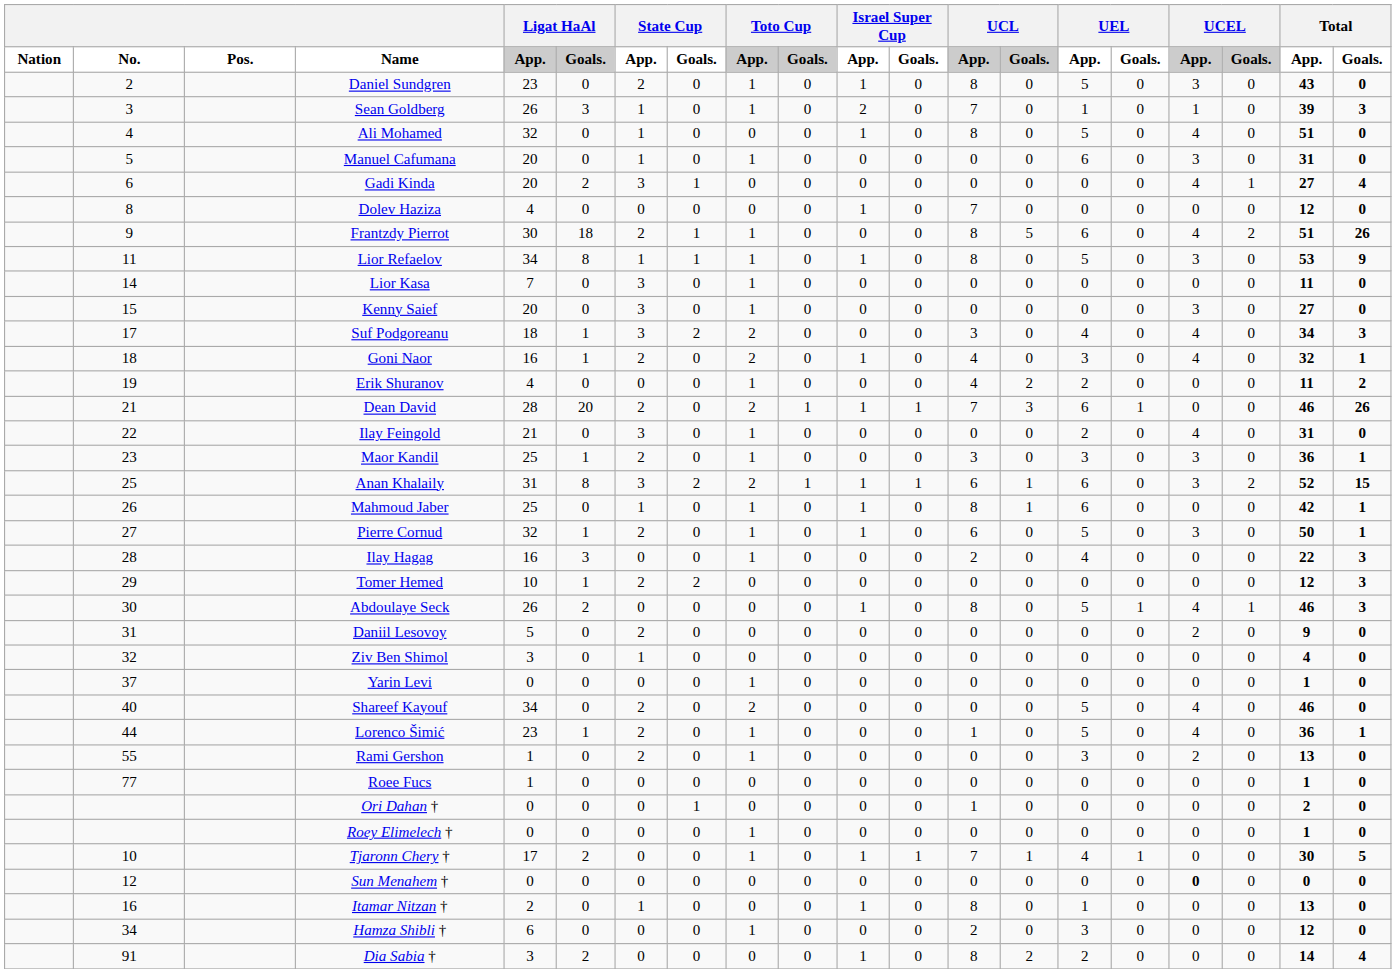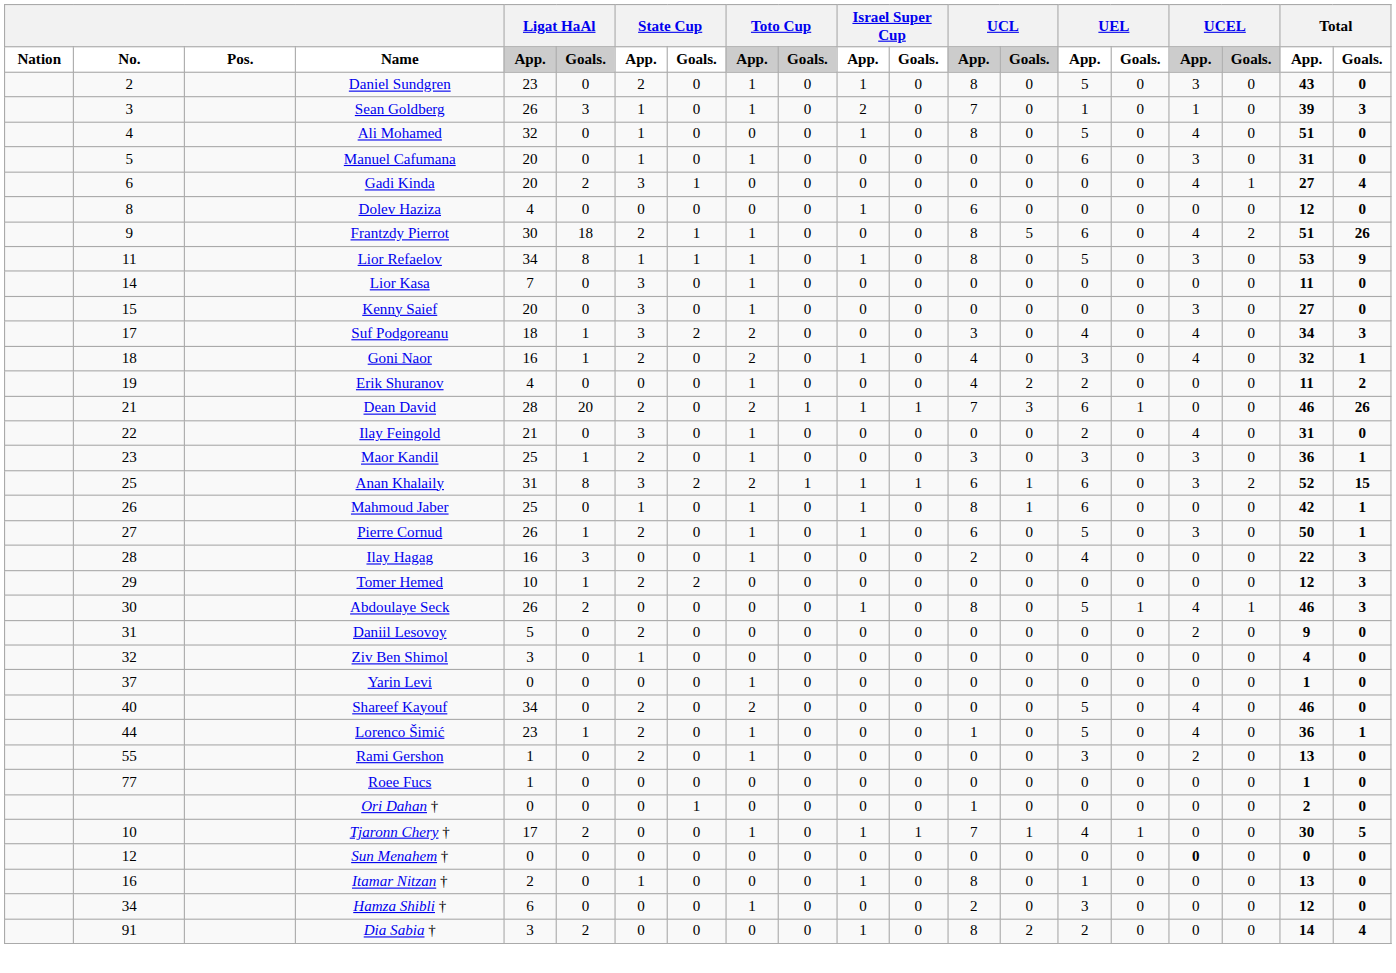(974, 208) 7 -> (974, 208) 6
(530, 532) 32 -> (530, 532) 26
- row: (400, 831)
